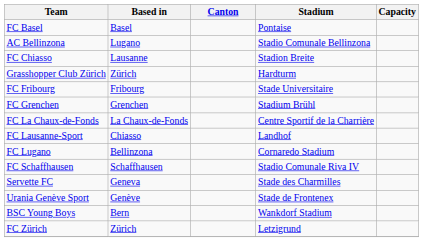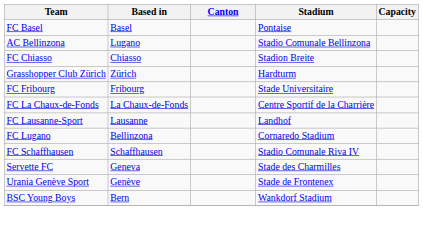(129, 58) Lausanne -> (126, 58) Chiasso
- row: (33, 105)
(126, 136) Chiasso -> (129, 120) Lausanne
- row: (27, 228)
